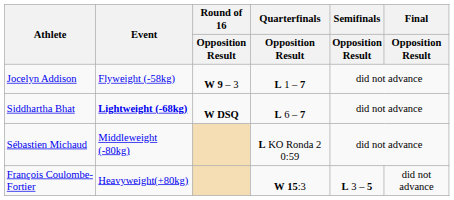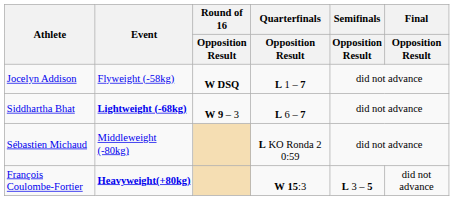(221, 85) W 9 – 3 -> (222, 85) W DSQ
(221, 115) W DSQ -> (222, 115) W 9 – 3
(143, 180) normal -> (144, 180) bold
